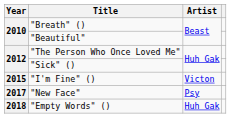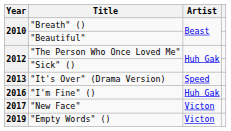+ row: (98, 79)
(16, 79) 2015 -> (16, 92) 2016
(200, 79) Victon -> (202, 92) Huh Gak
(192, 92) Psy -> (200, 106) Victon
(16, 106) 2018 -> (16, 120) 2019
(202, 106) Huh Gak -> (200, 120) Victon
